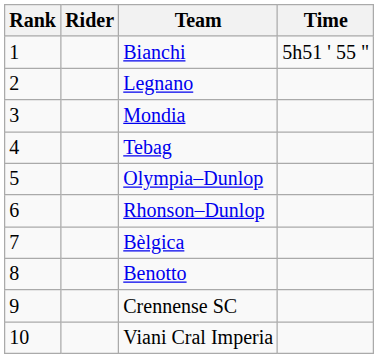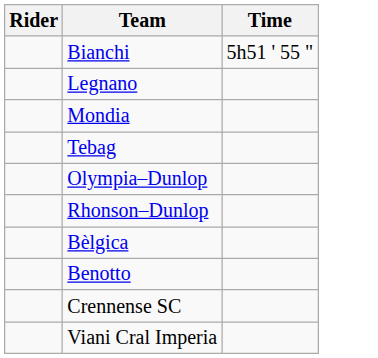- column: (33, 20)
